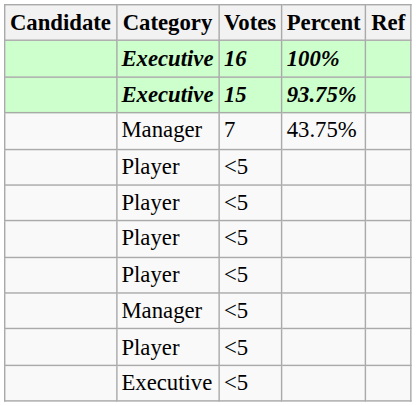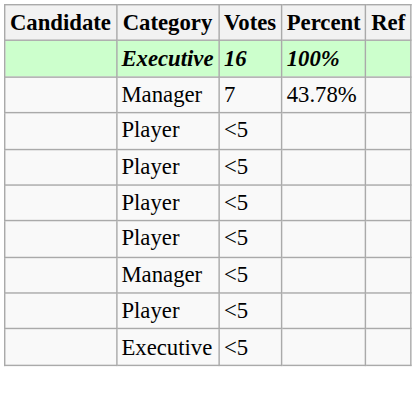- row: (167, 94)
(322, 130) 43.75% -> (322, 94) 43.78%
